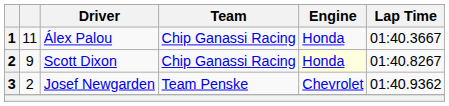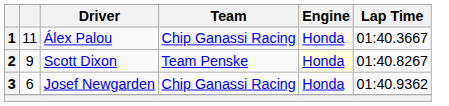(229, 61) Chip Ganassi Racing -> (205, 61) Team Penske
(30, 84) 2 -> (30, 84) 6
(205, 84) Team Penske -> (229, 84) Chip Ganassi Racing
(333, 84) Chevrolet -> (323, 84) Honda
